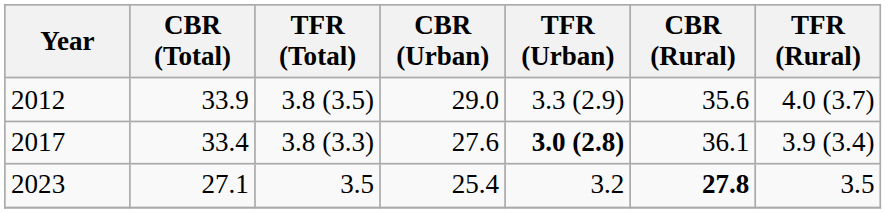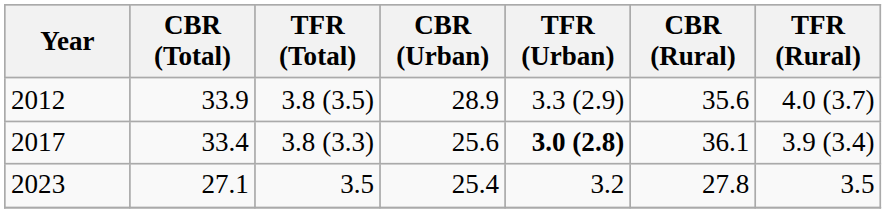(475, 99) 29.0 -> (475, 99) 28.9
(475, 142) 27.6 -> (475, 142) 25.6
(726, 185) bold -> (726, 185) normal
